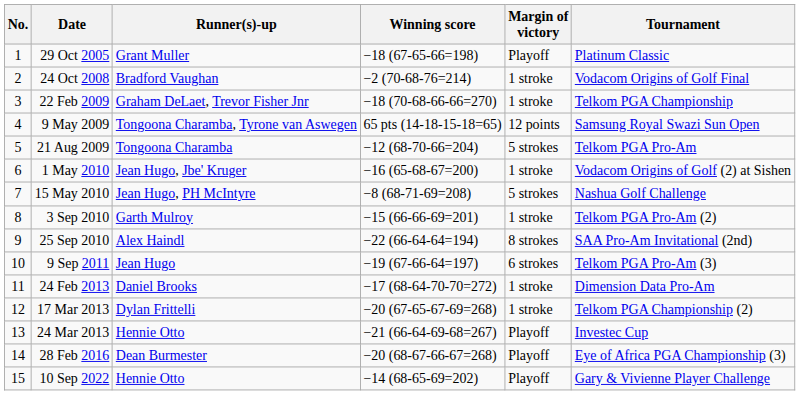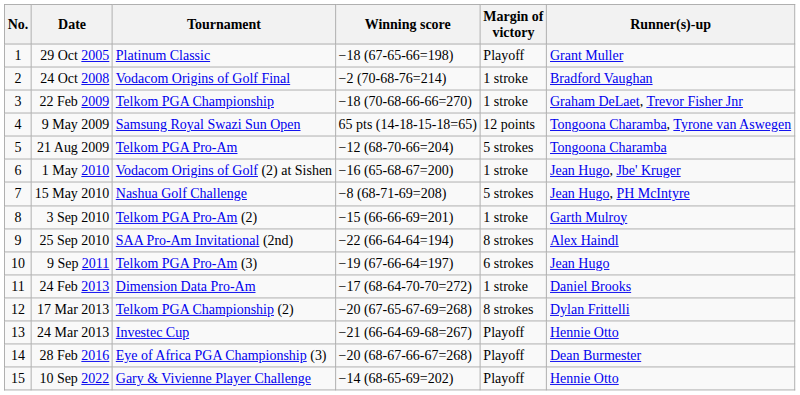columns swapped: (683, 24) <-> (236, 24)
(530, 309) 1 stroke -> (508, 309) 8 strokes
